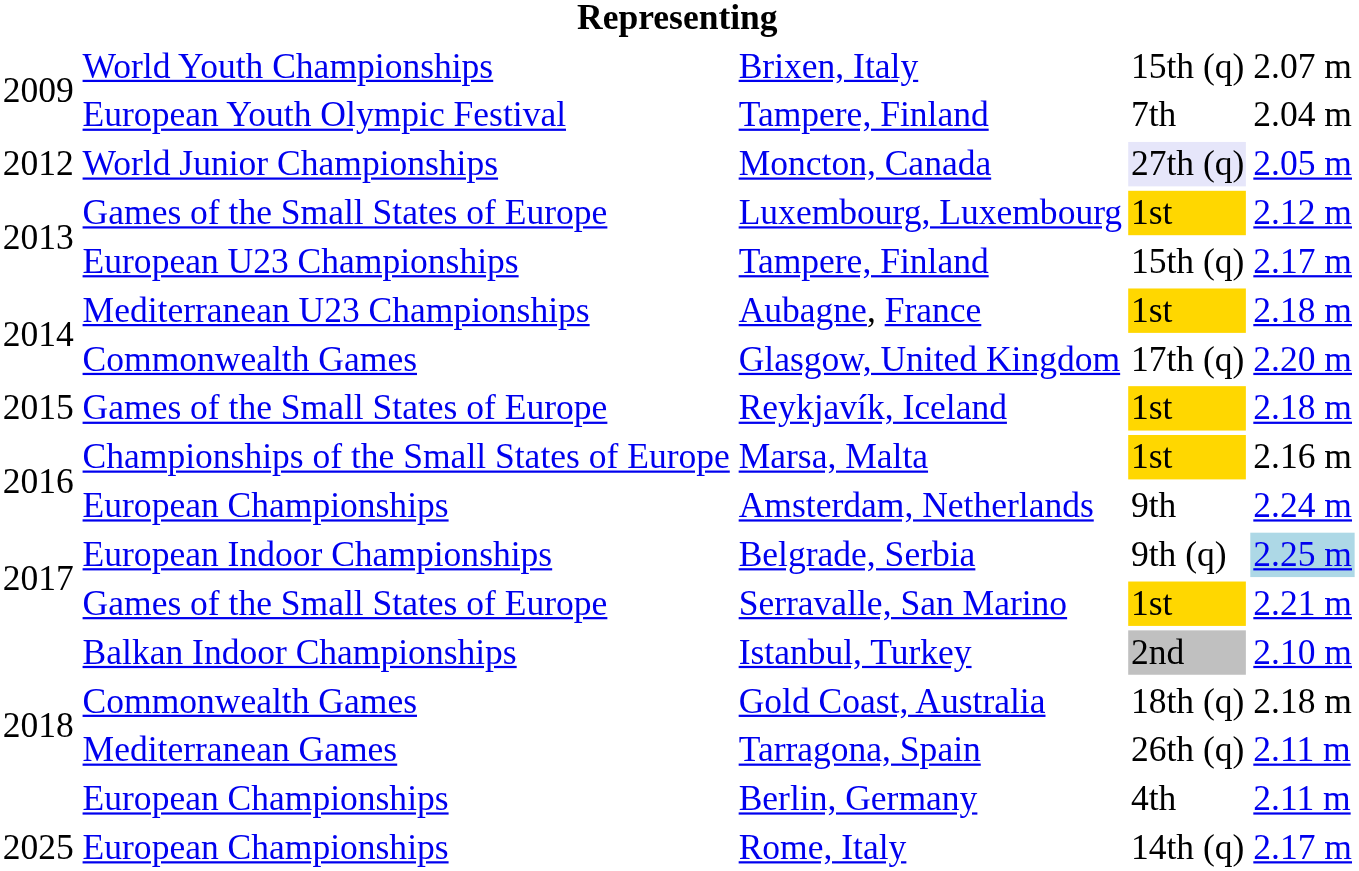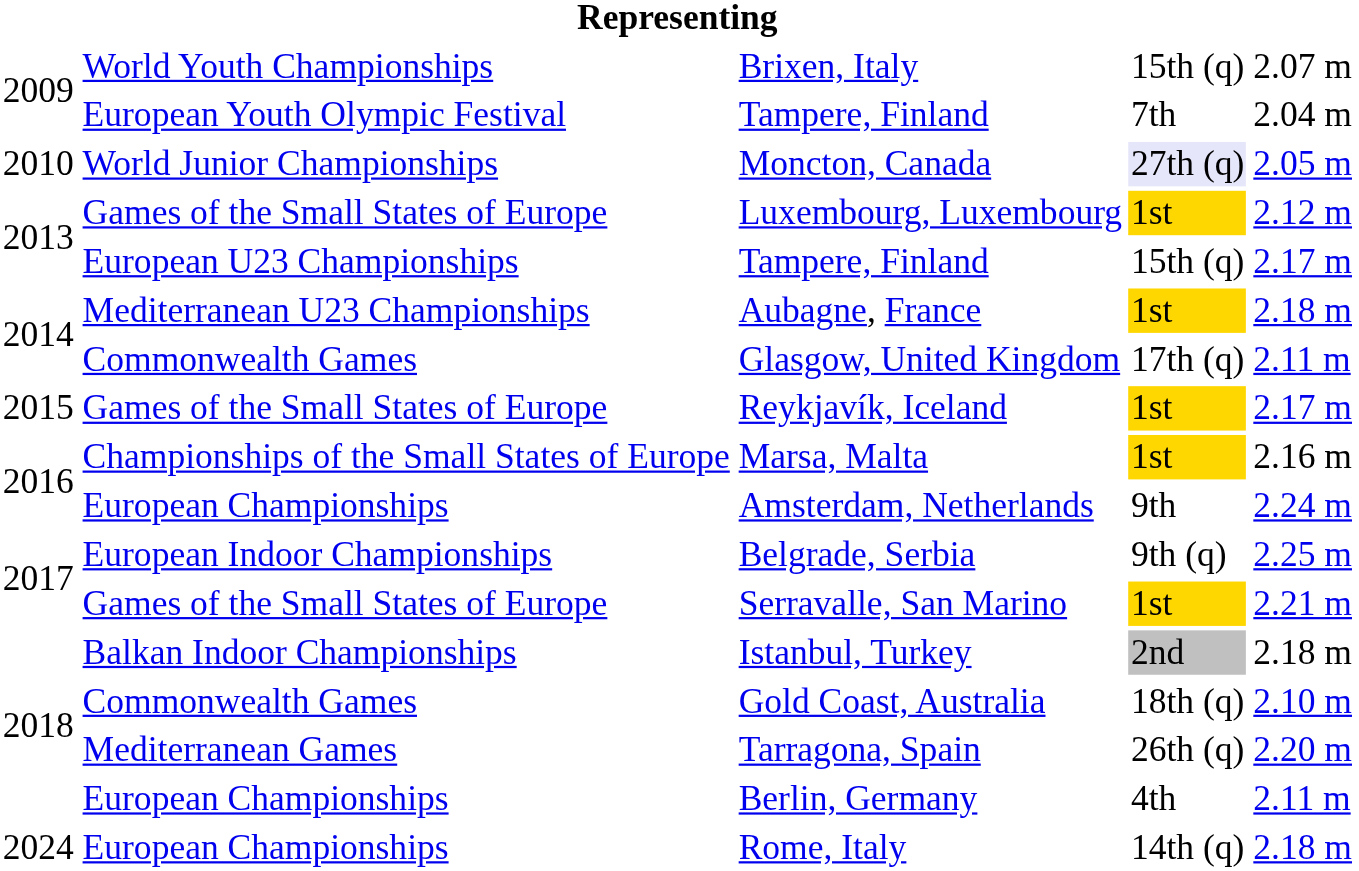(38, 163) 2012 -> (38, 163) 2010
(1303, 358) 2.20 m -> (1302, 358) 2.11 m
(1303, 407) 2.18 m -> (1303, 407) 2.17 m
(1303, 554) lightblue background -> (1303, 554) no background
(1303, 651) 2.10 m -> (1303, 651) 2.18 m
(1303, 700) 2.18 m -> (1303, 700) 2.10 m
(1302, 749) 2.11 m -> (1303, 749) 2.20 m
(38, 847) 2025 -> (38, 847) 2024
(1303, 847) 2.17 m -> (1303, 847) 2.18 m
